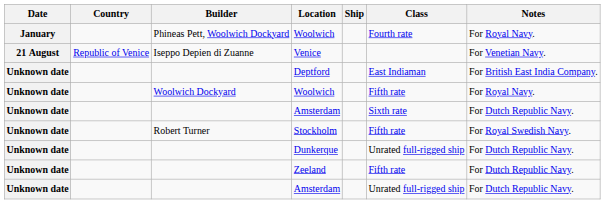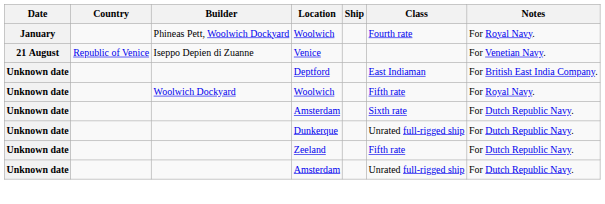- row: (182, 130)
